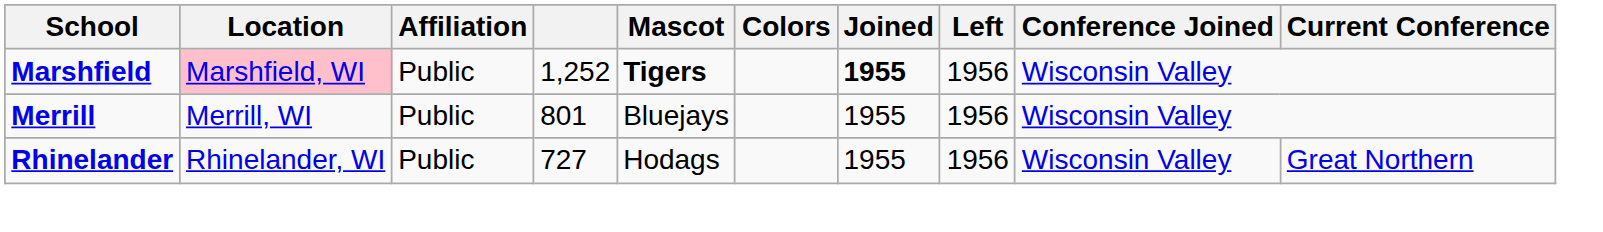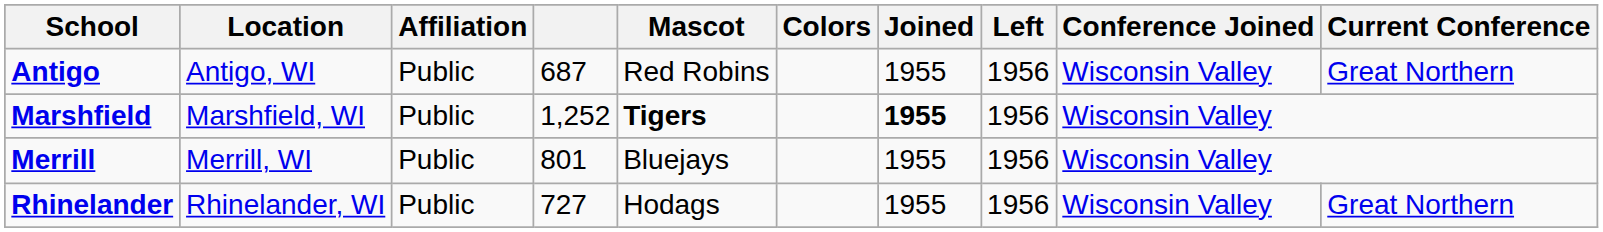+ row: (56, 71)
(276, 71) pink background -> (276, 115) no background
